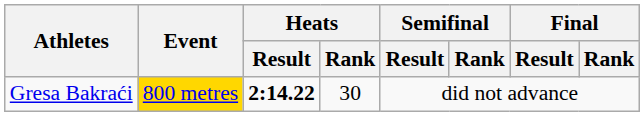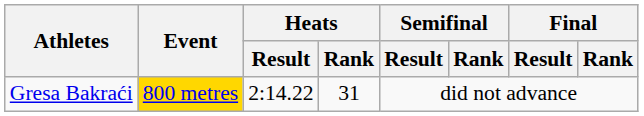(282, 93) bold -> (281, 93) normal
(350, 93) 30 -> (349, 93) 31
